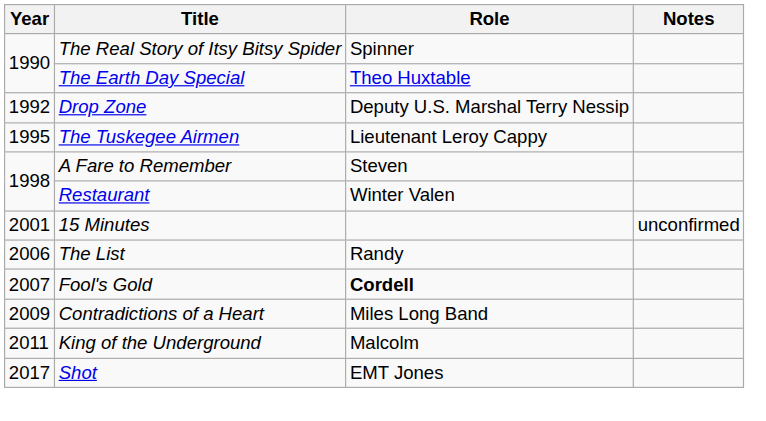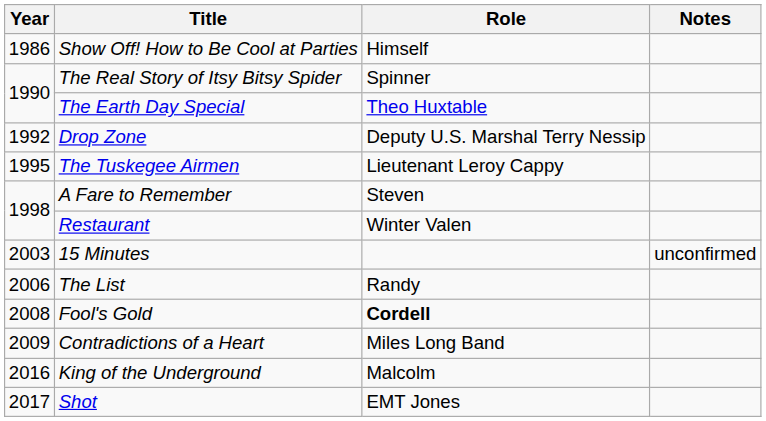+ row: (208, 48)
(30, 225) 2001 -> (30, 254) 2003
(30, 284) 2007 -> (30, 313) 2008
(29, 343) 2011 -> (30, 372) 2016
